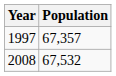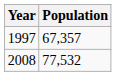(62, 60) 67,532 -> (62, 60) 77,532
